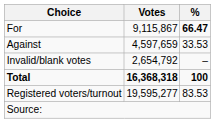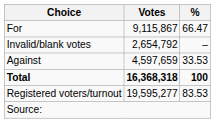(195, 28) bold -> (195, 28) normal
rows swapped: (24, 45) <-> (49, 61)
